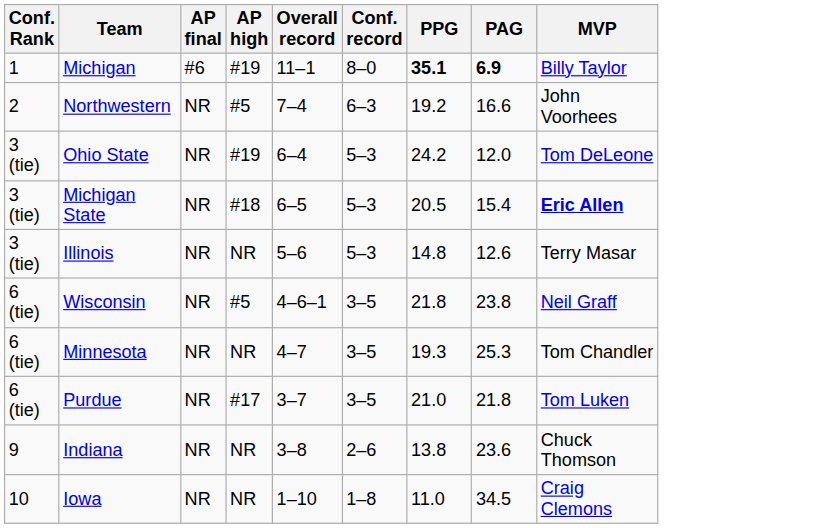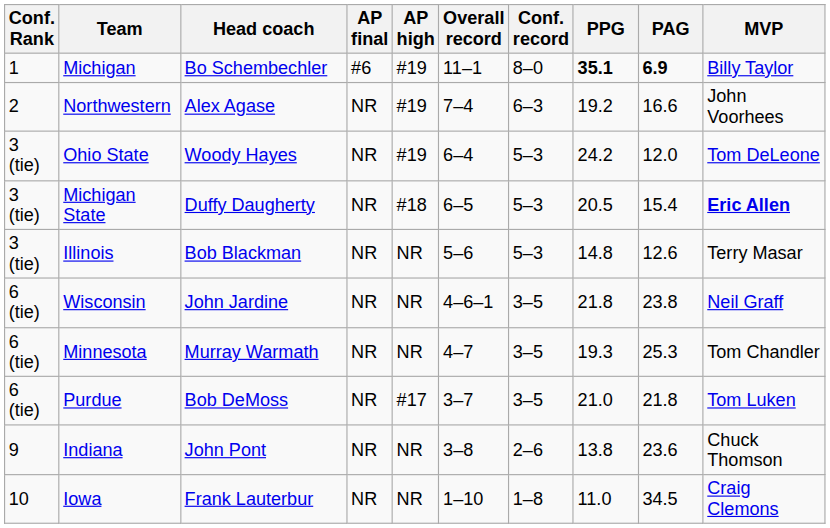+ column: (264, 29)
(240, 106) #5 -> (412, 106) #19
(240, 302) #5 -> (410, 302) NR
